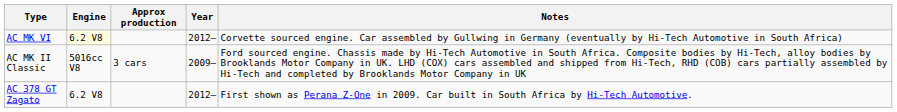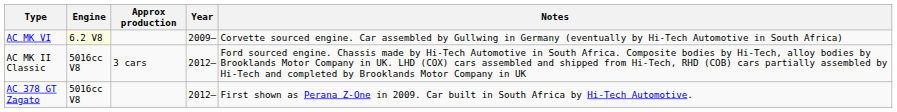(202, 38) 2012– -> (202, 38) 2009–
(202, 63) 2009– -> (202, 63) 2012–
(86, 94) 6.2 V8 -> (86, 94) 5016cc V8
